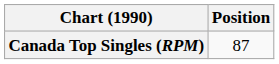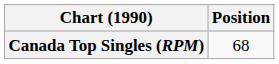(241, 44) 87 -> (241, 44) 68
